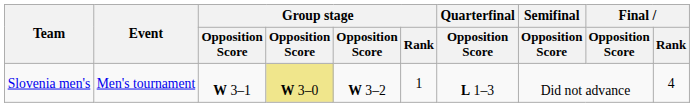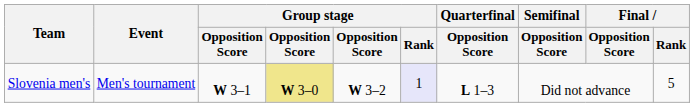(419, 83) no background -> (419, 83) lavender background
(671, 83) 4 -> (671, 83) 5
